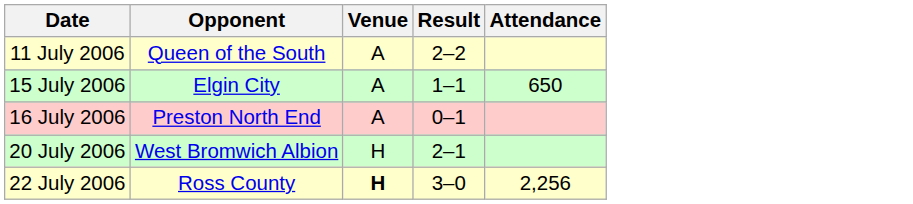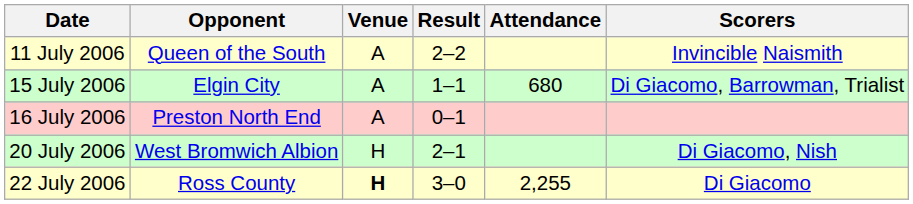+ column: (757, 20)
(545, 85) 650 -> (545, 85) 680
(545, 183) 2,256 -> (545, 183) 2,255
